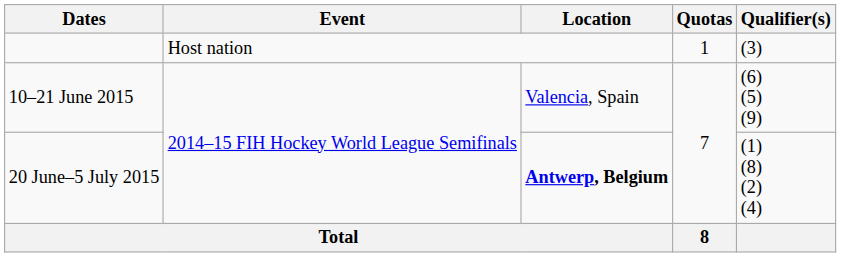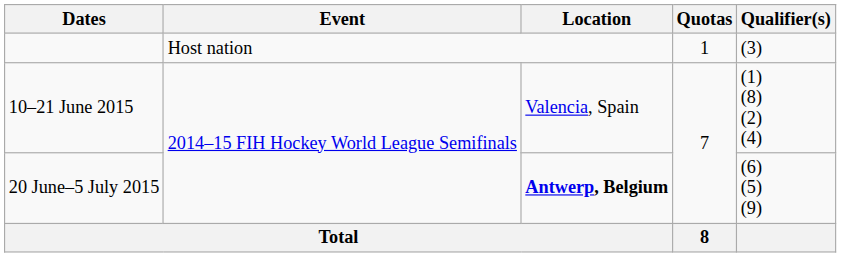(751, 97) (6) (5) (9) -> (751, 107) (1) (8) (2) (4)
(751, 177) (1) (8) (2) (4) -> (751, 187) (6) (5) (9)
